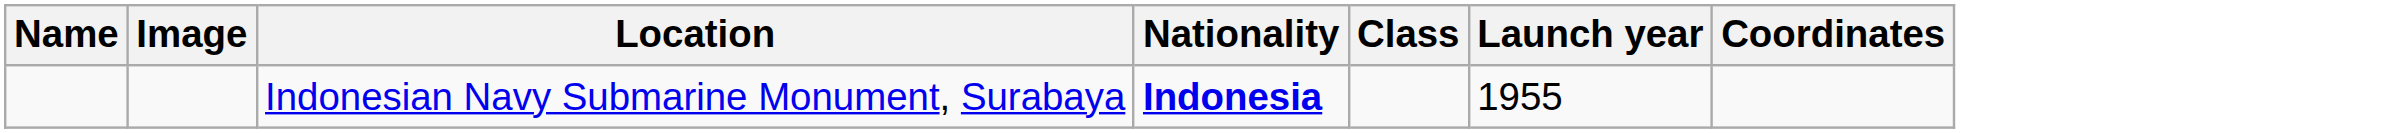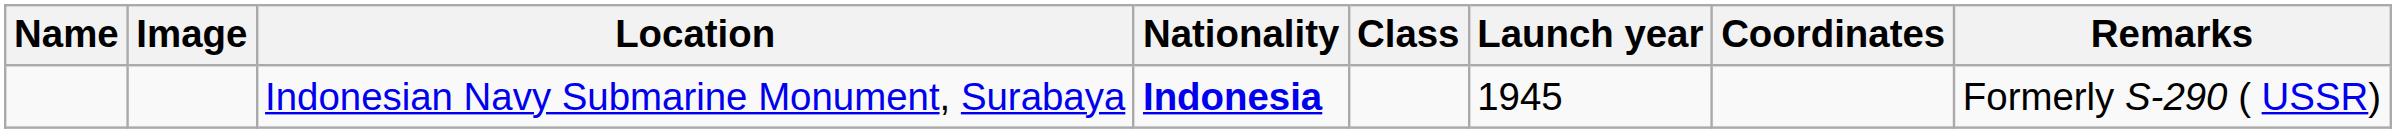+ column: (2172, 34)
(1520, 95) 1955 -> (1520, 95) 1945
